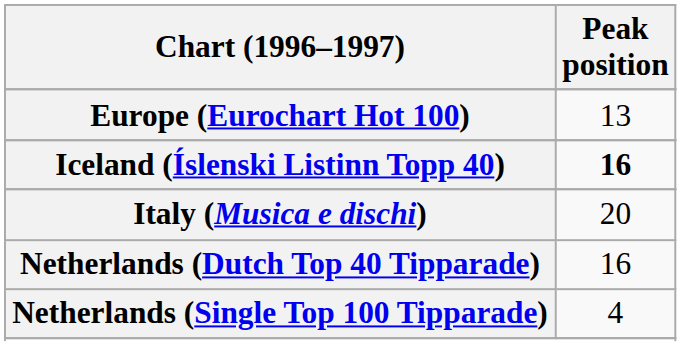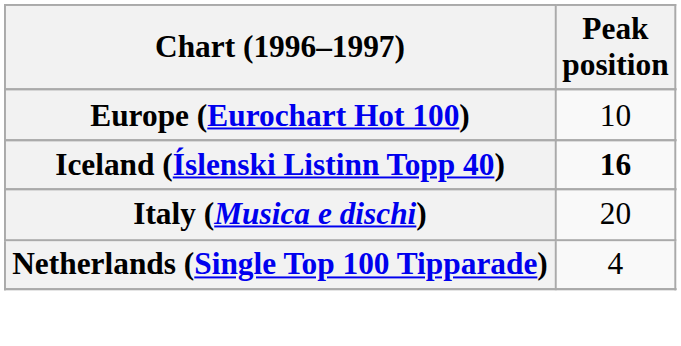(615, 114) 13 -> (615, 114) 10
- row: (280, 263)
